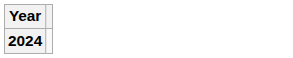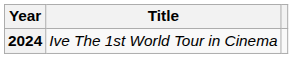+ column: (163, 16)
